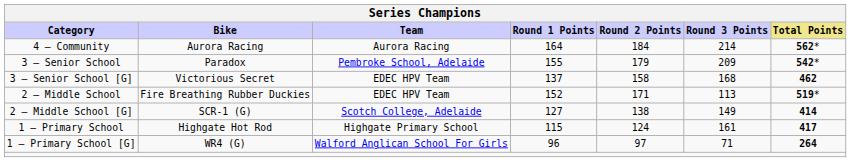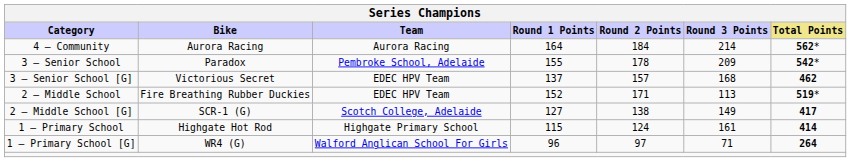(640, 63) 179 -> (640, 63) 178
(640, 79) 158 -> (640, 79) 157
(808, 112) 414 -> (808, 112) 417
(808, 128) 417 -> (808, 128) 414
